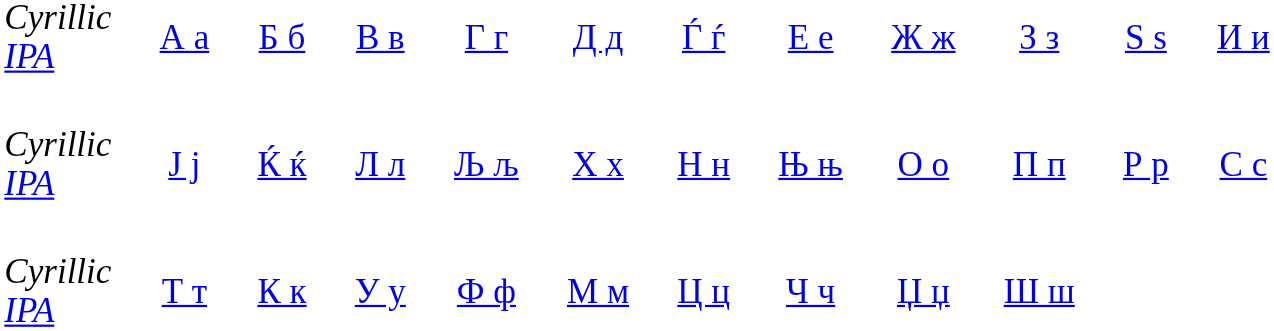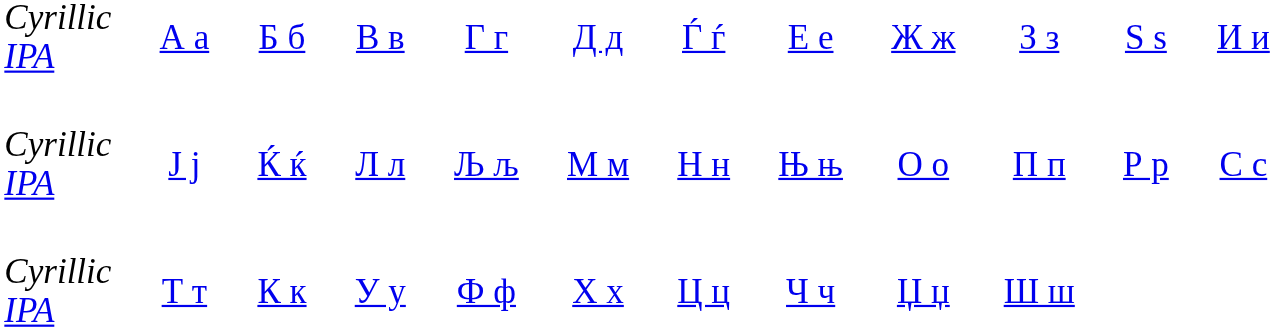(598, 164) Х х -> (598, 164) М м
(598, 291) М м -> (598, 291) Х х
